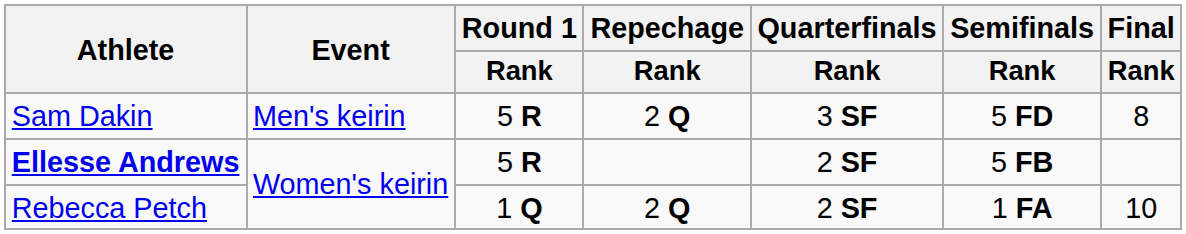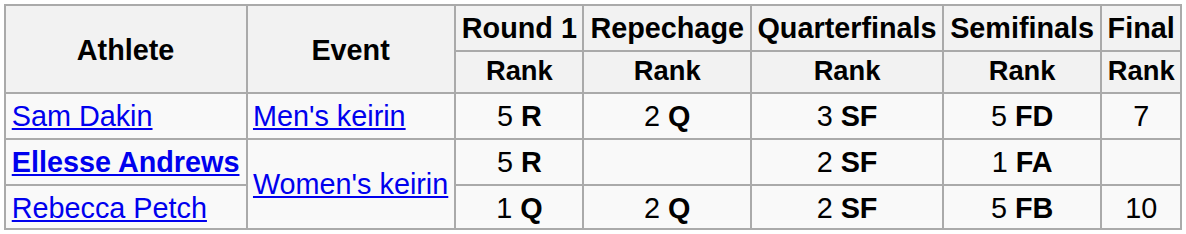(1141, 117) 8 -> (1141, 117) 7
(1022, 162) 5 FB -> (1022, 162) 1 FA
(1022, 208) 1 FA -> (1022, 208) 5 FB
